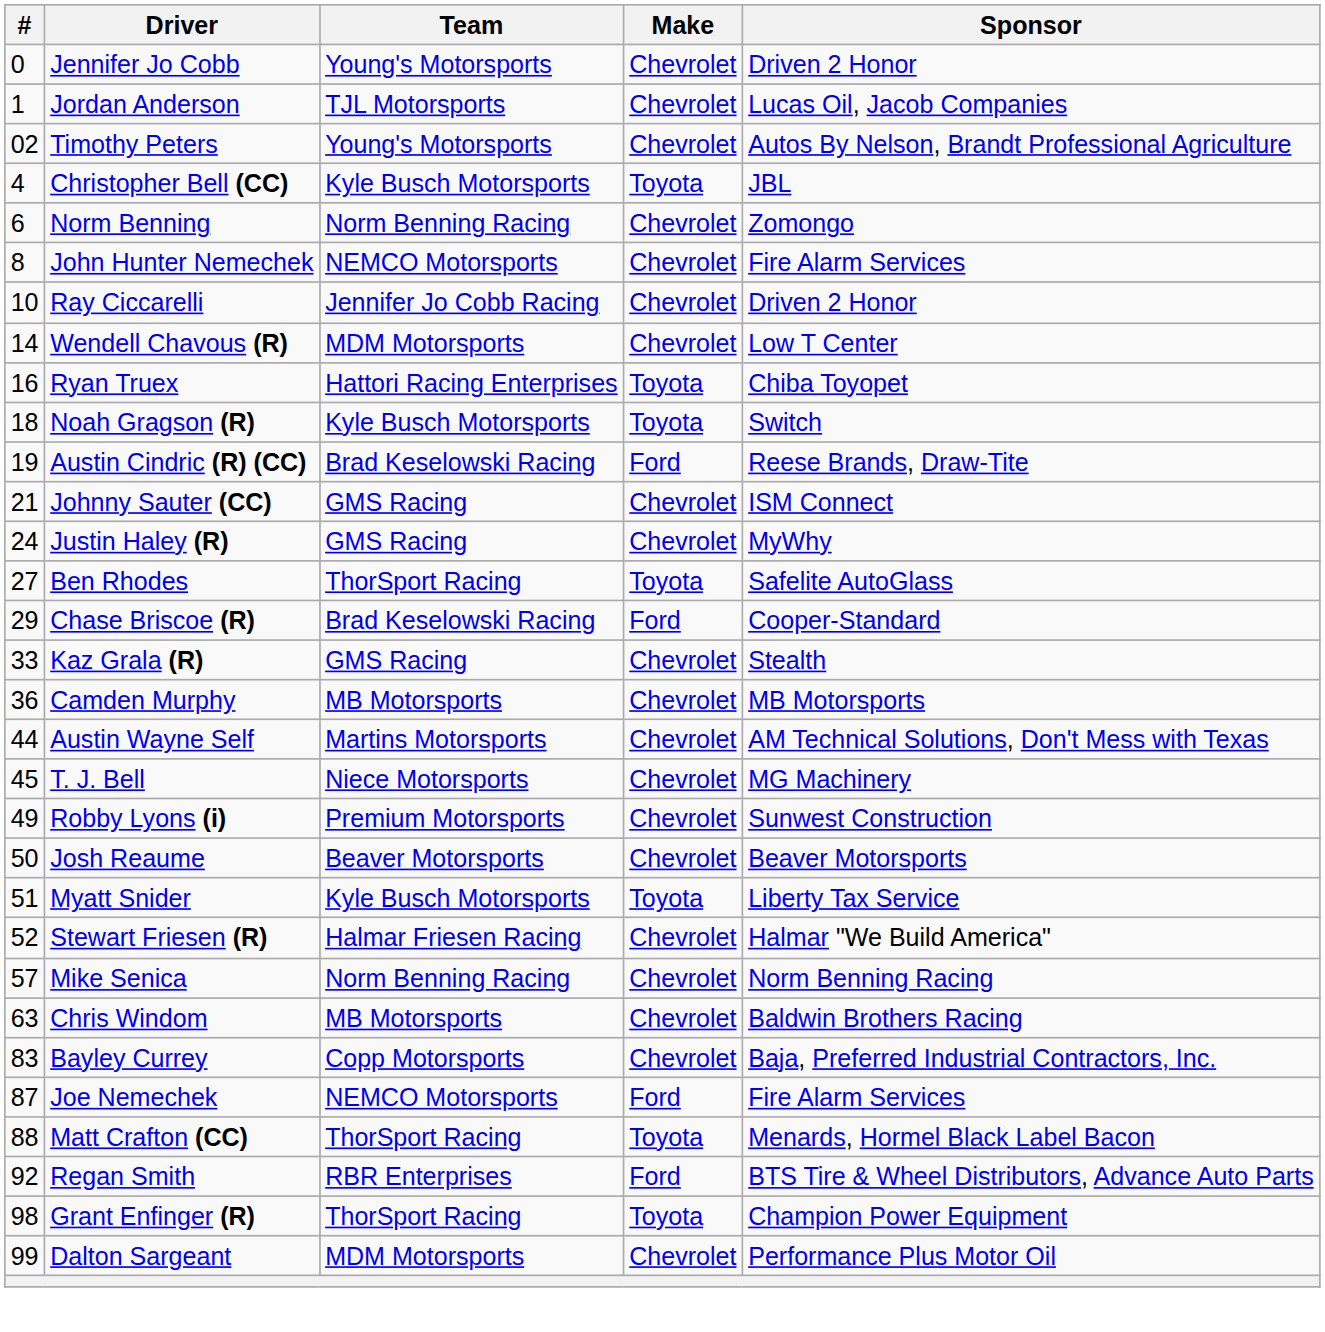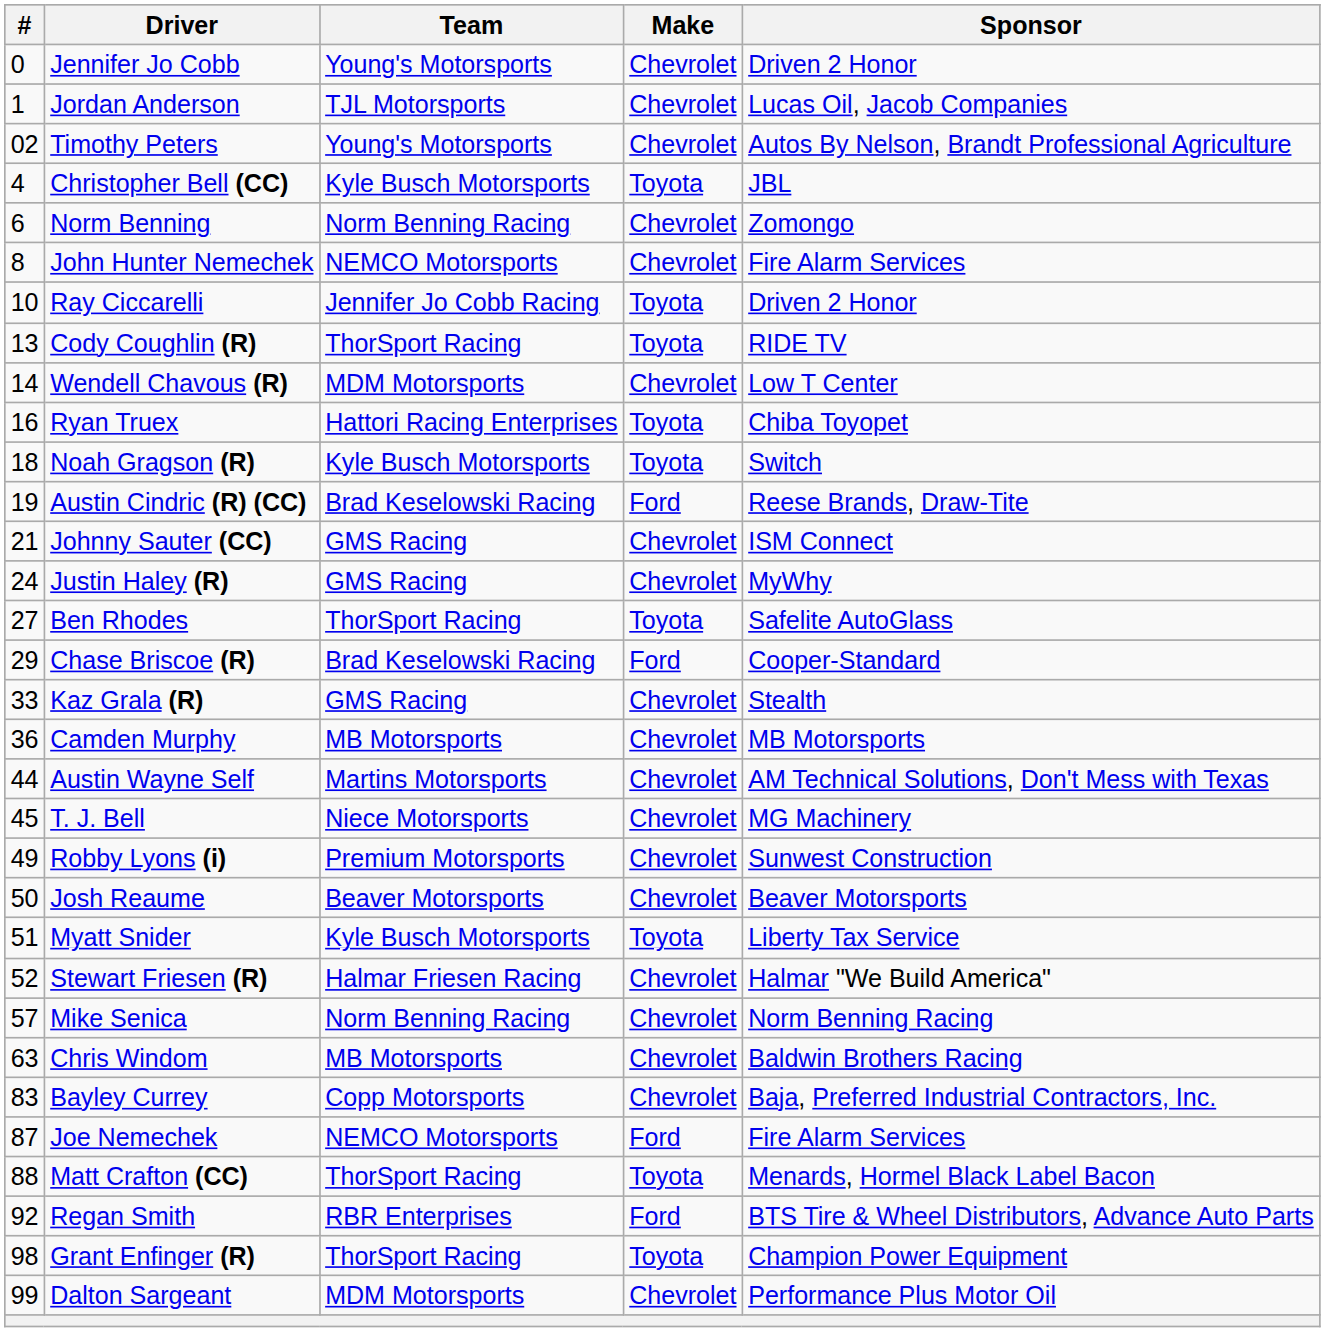(683, 303) Chevrolet -> (666, 303) Toyota
+ row: (153, 342)
